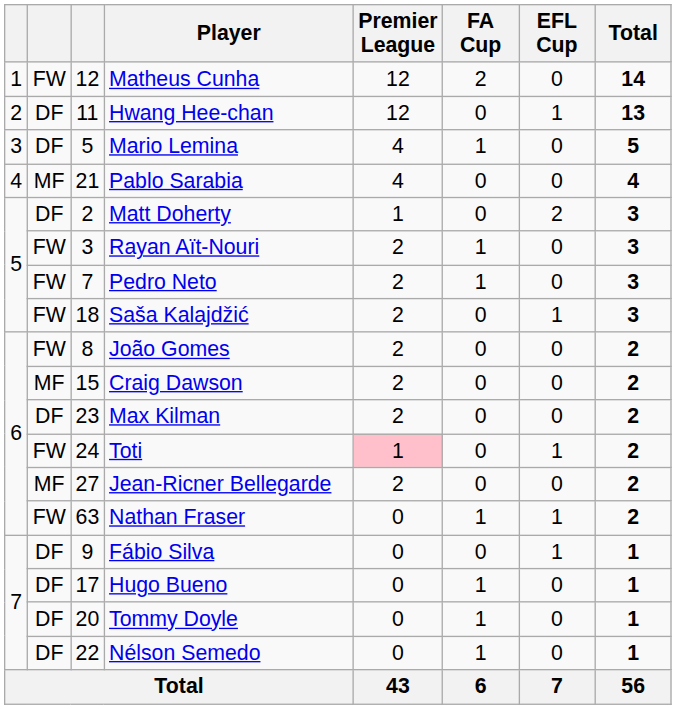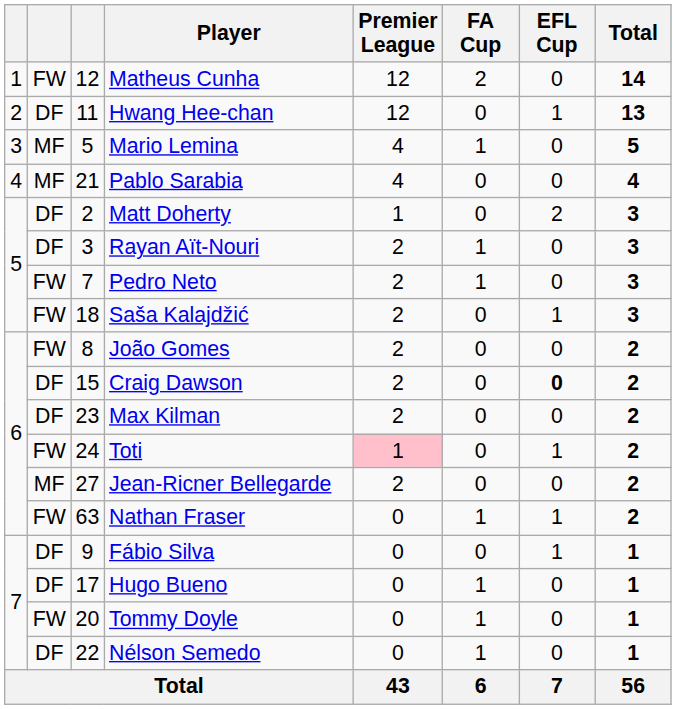(49, 146) DF -> (49, 146) MF
(49, 247) FW -> (49, 247) DF
(49, 382) MF -> (49, 382) DF
(557, 382) normal -> (557, 382) bold
(49, 619) DF -> (49, 619) FW
